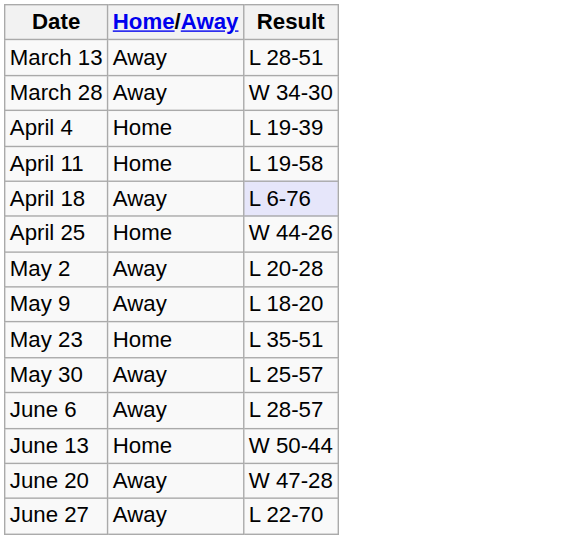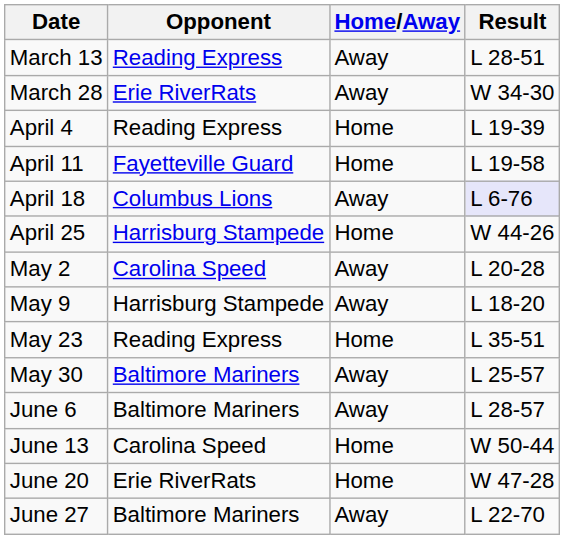+ column: (218, 22)
(140, 480) Away -> (364, 480) Home
